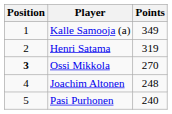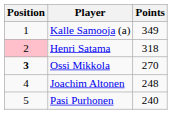(26, 48) no background -> (26, 48) pink background
(150, 48) 319 -> (150, 48) 318
